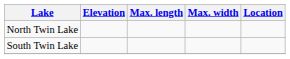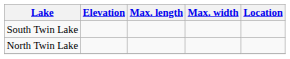rows swapped: (42, 45) <-> (42, 29)
